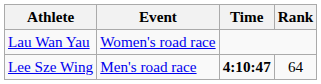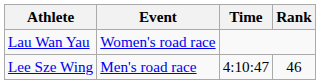(247, 67) bold -> (246, 67) normal
(296, 67) 64 -> (294, 67) 46
